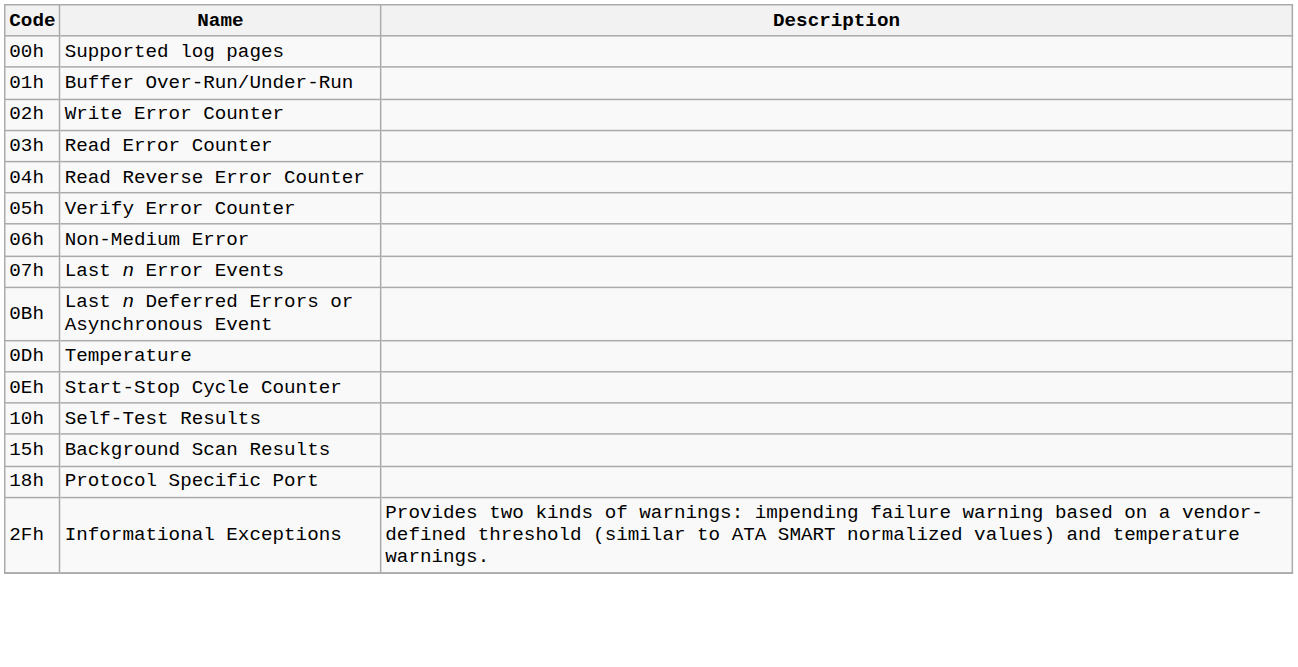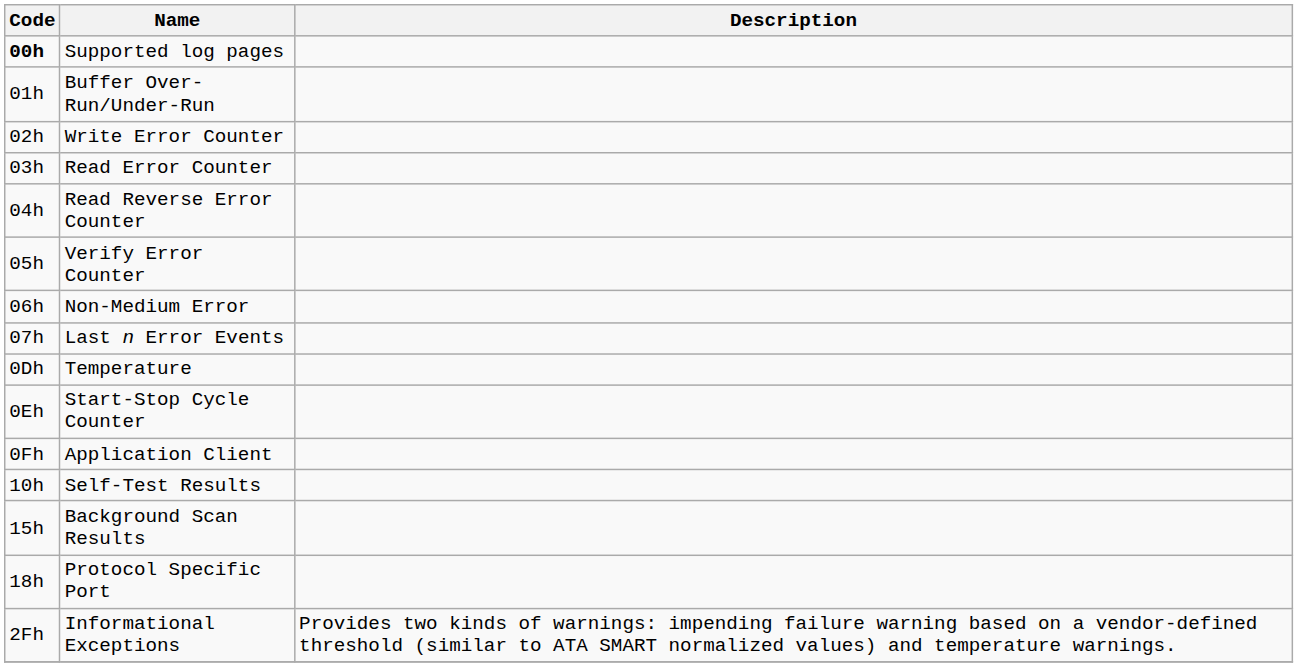(27, 52) normal -> (27, 52) bold
- row: (209, 314)
+ row: (169, 454)
